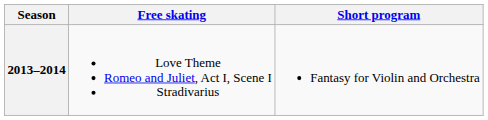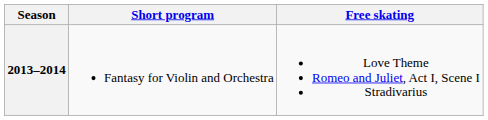columns swapped: (379, 14) <-> (172, 14)
